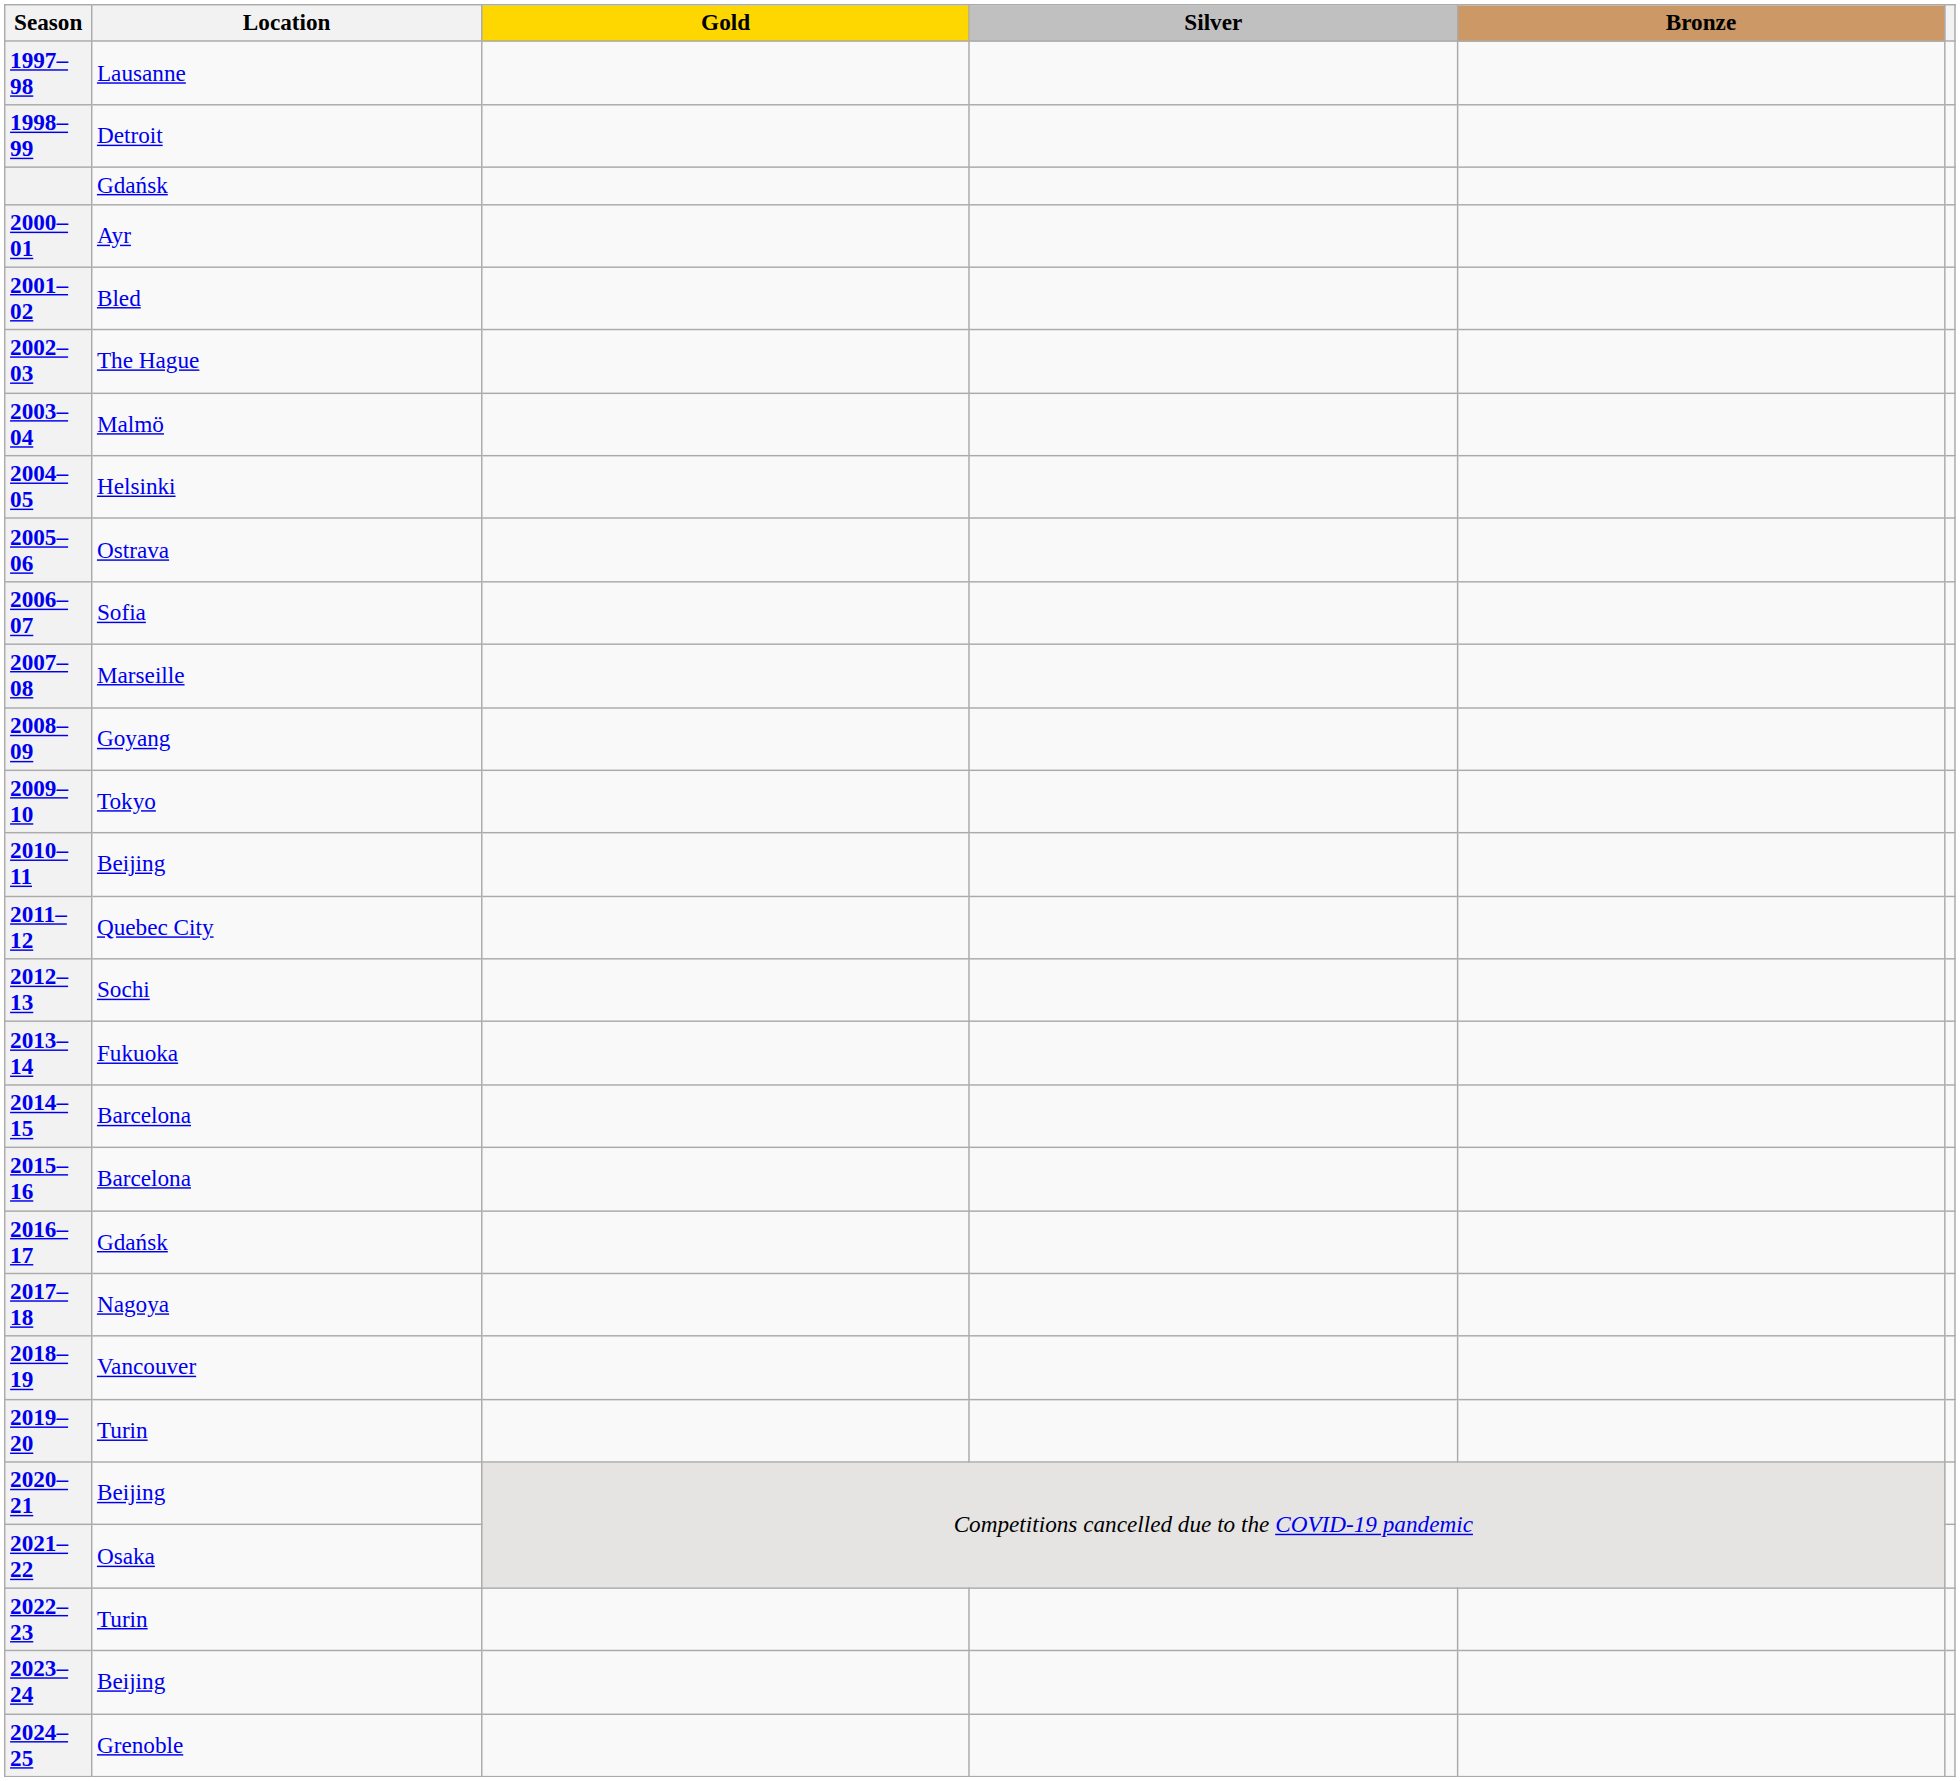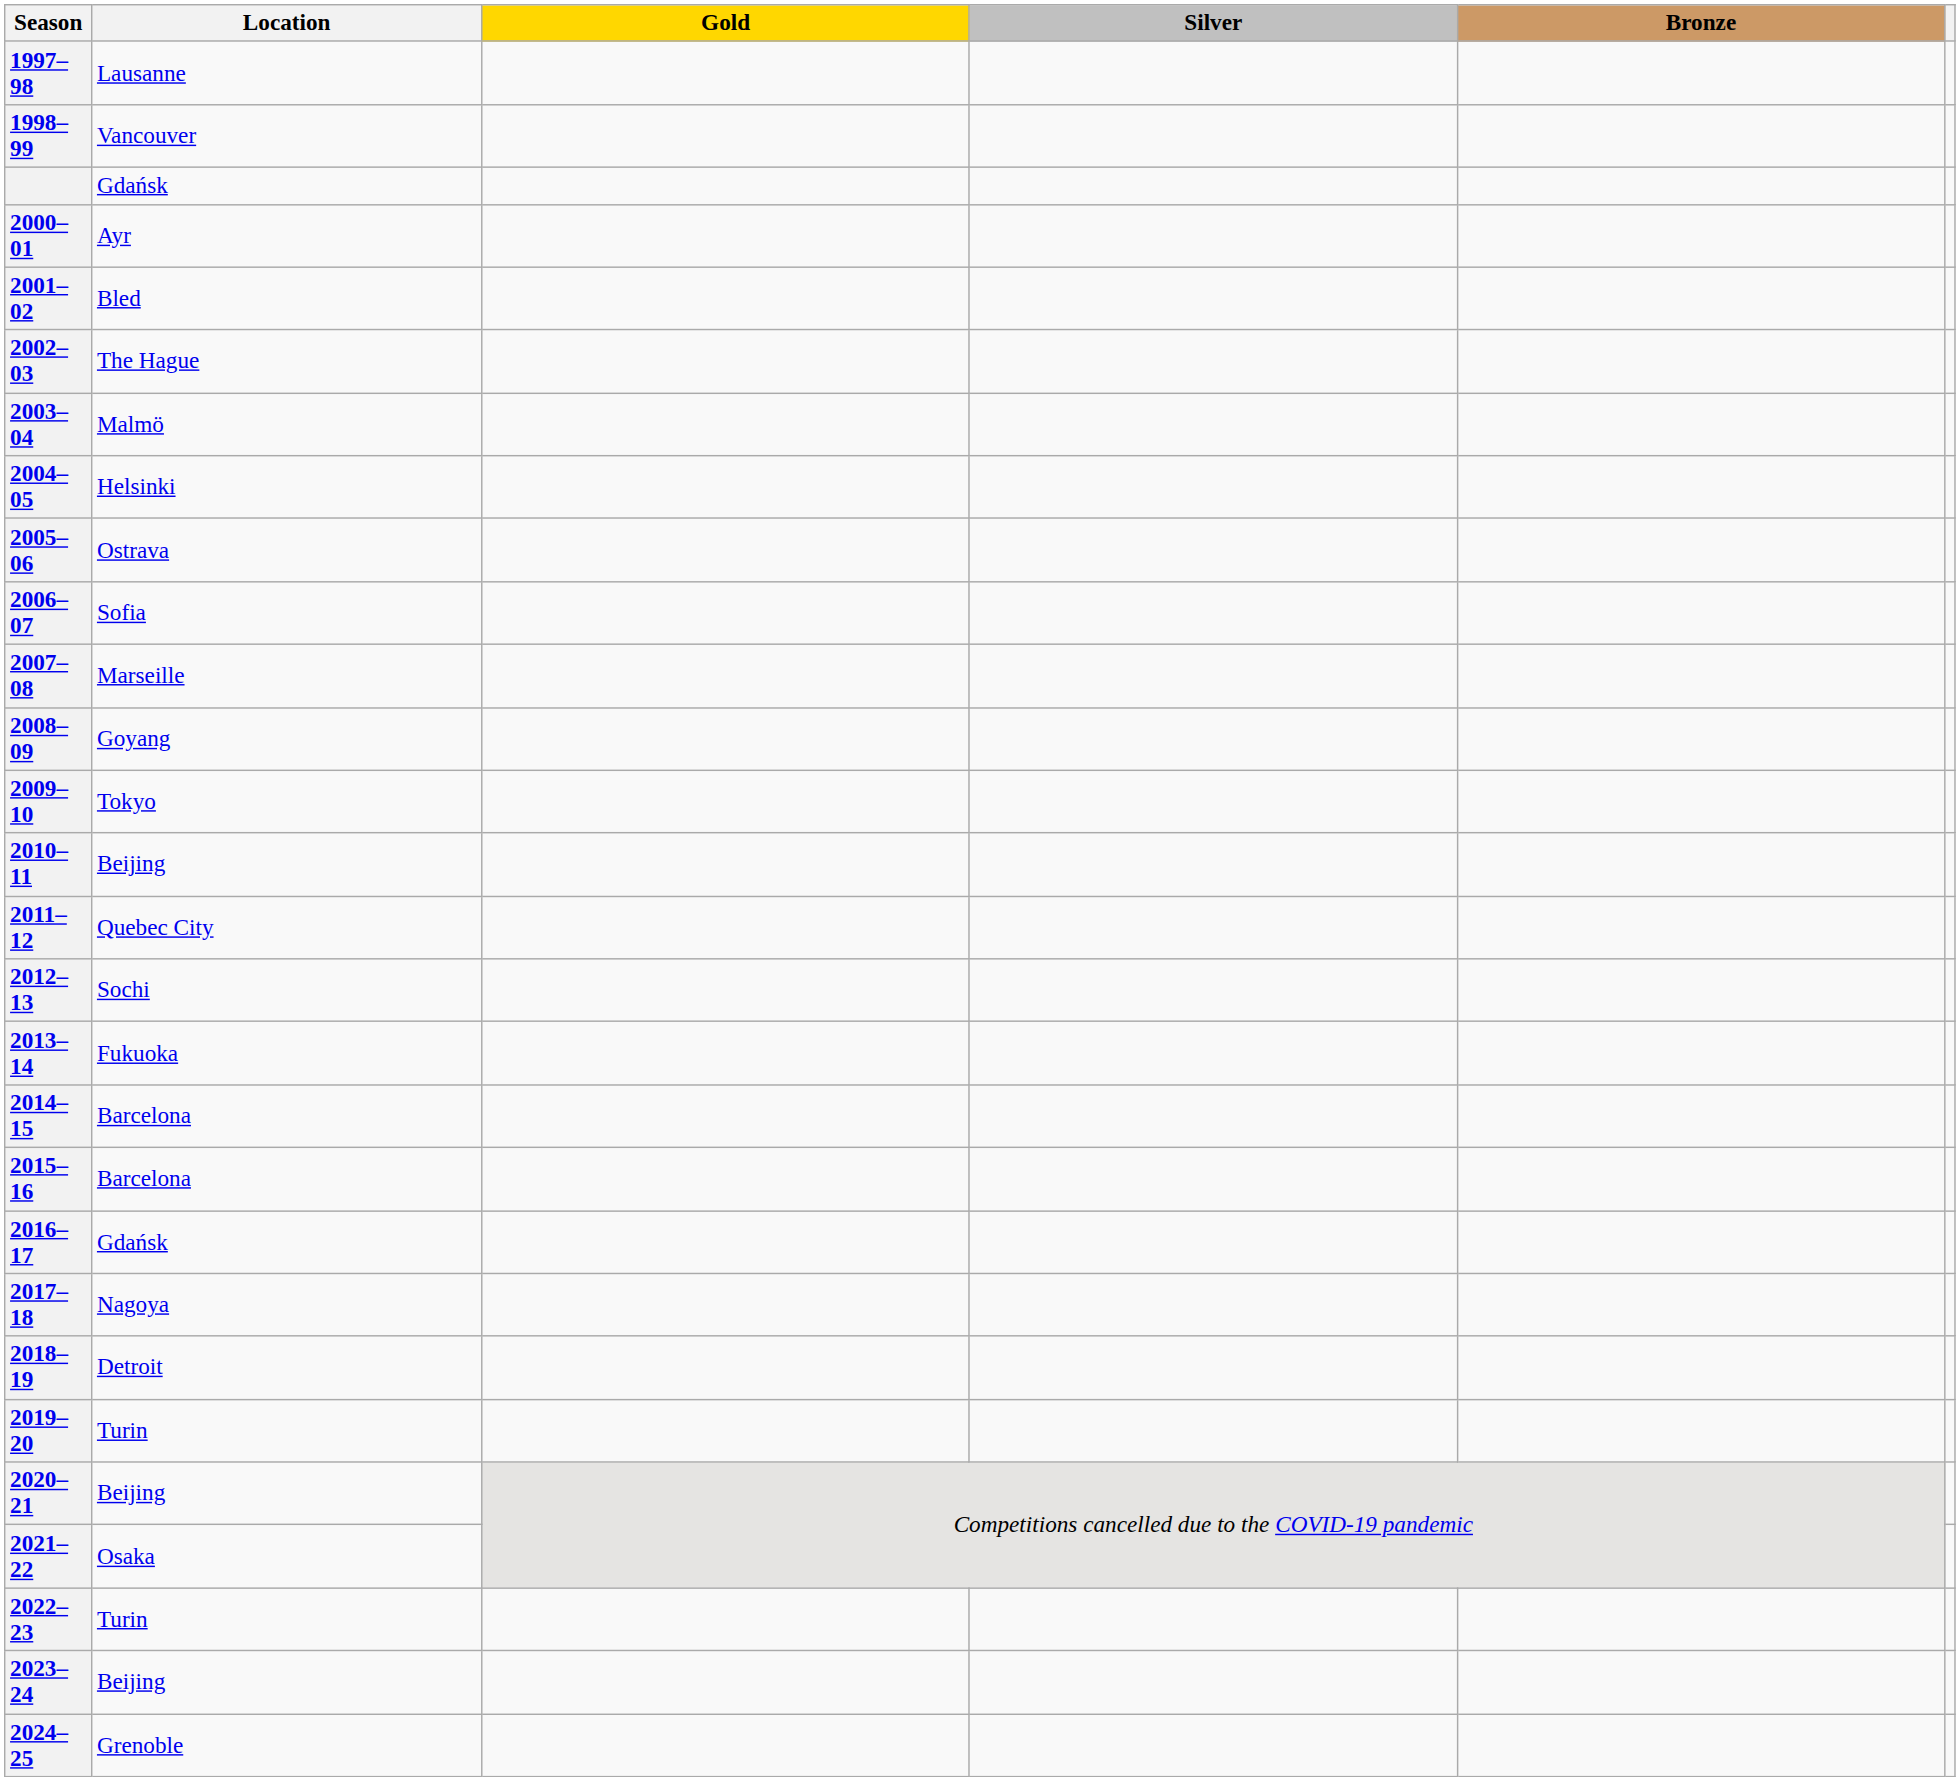(130, 135) Detroit -> (147, 135) Vancouver
(147, 1367) Vancouver -> (130, 1367) Detroit
